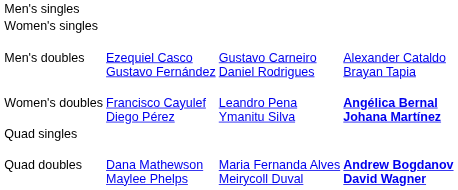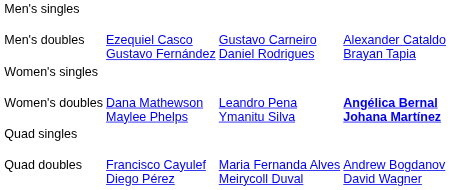rows swapped: (44, 57) <-> (51, 26)
(156, 110) Francisco Cayulef Diego Pérez -> (155, 110) Dana Mathewson Maylee Phelps
(155, 172) Dana Mathewson Maylee Phelps -> (156, 172) Francisco Cayulef Diego Pérez
(398, 172) bold -> (394, 172) normal
